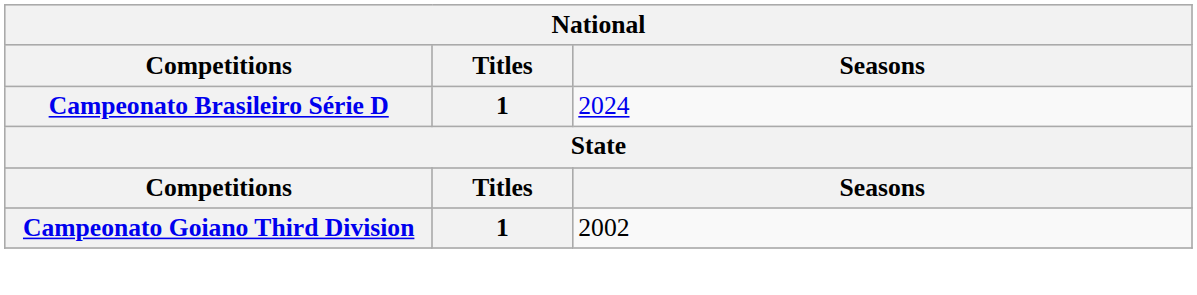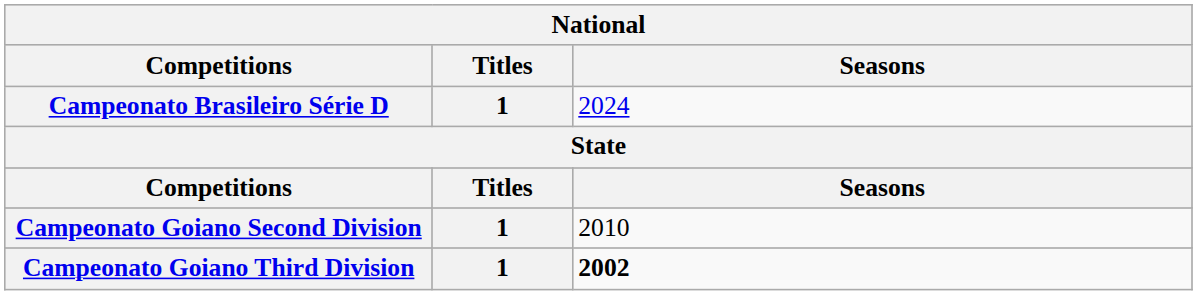+ row: (219, 227)
(604, 227) normal -> (604, 268) bold
